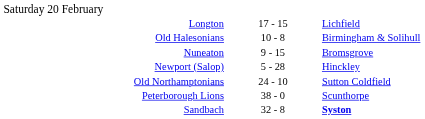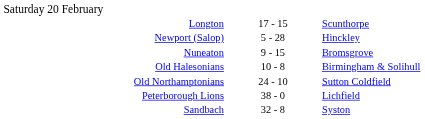(341, 23) Lichfield -> (346, 23) Scunthorpe
rows swapped: (189, 67) <-> (190, 38)
(346, 95) Scunthorpe -> (341, 95) Lichfield
(337, 110) bold -> (336, 110) normal
